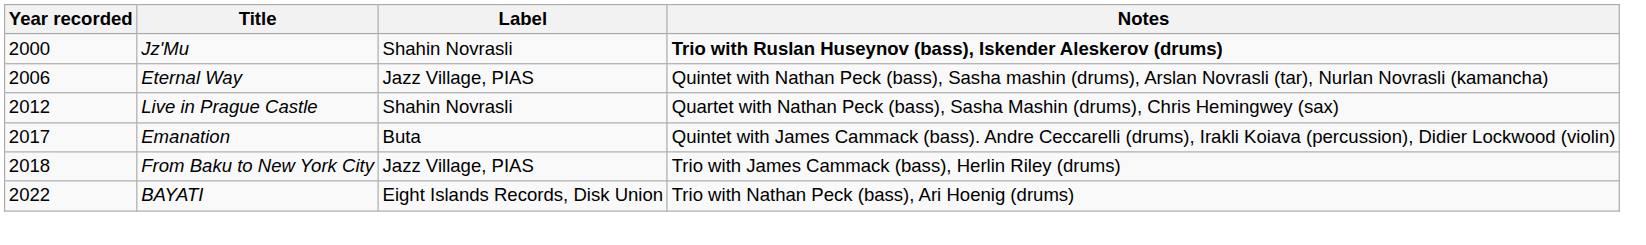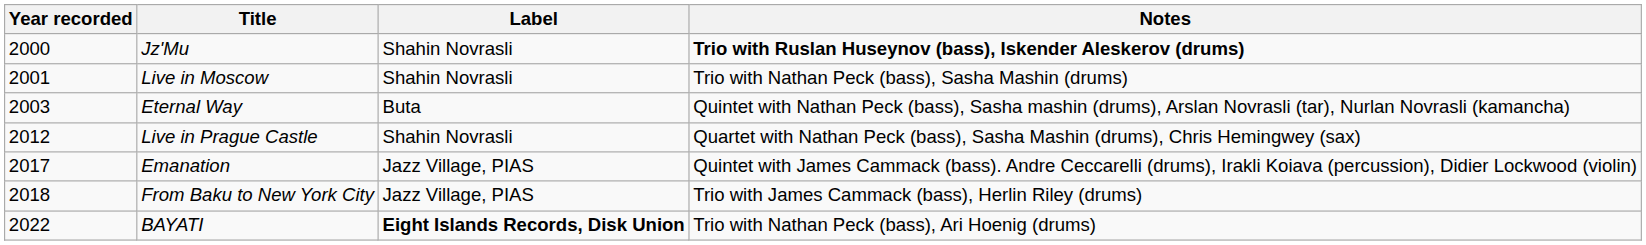+ row: (205, 78)
(30, 78) 2006 -> (30, 107) 2003
(458, 78) Jazz Village, PIAS -> (402, 107) Buta
(402, 136) Buta -> (458, 166) Jazz Village, PIAS
(523, 195) normal -> (534, 225) bold
